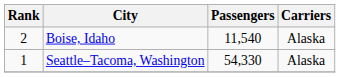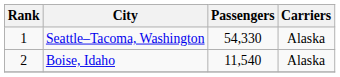rows swapped: (125, 61) <-> (80, 38)
